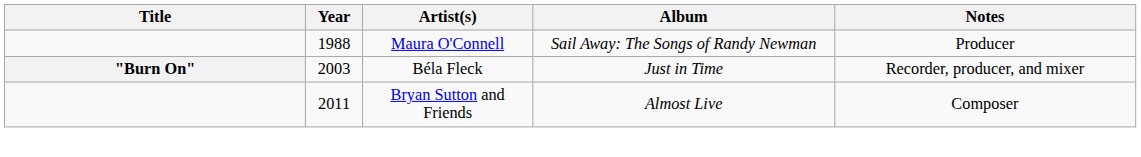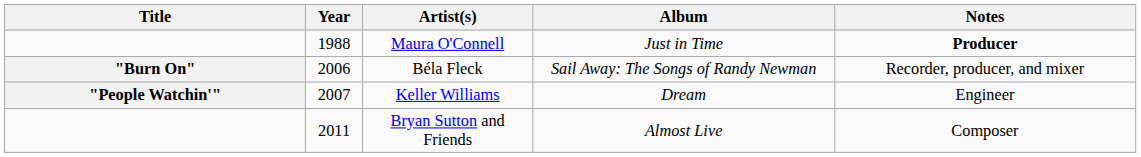(684, 43) Sail Away: The Songs of Randy Newman -> (684, 43) Just in Time
(985, 43) normal -> (985, 43) bold
(334, 69) 2003 -> (334, 69) 2006
(684, 69) Just in Time -> (684, 69) Sail Away: The Songs of Randy Newman
+ row: (448, 95)
